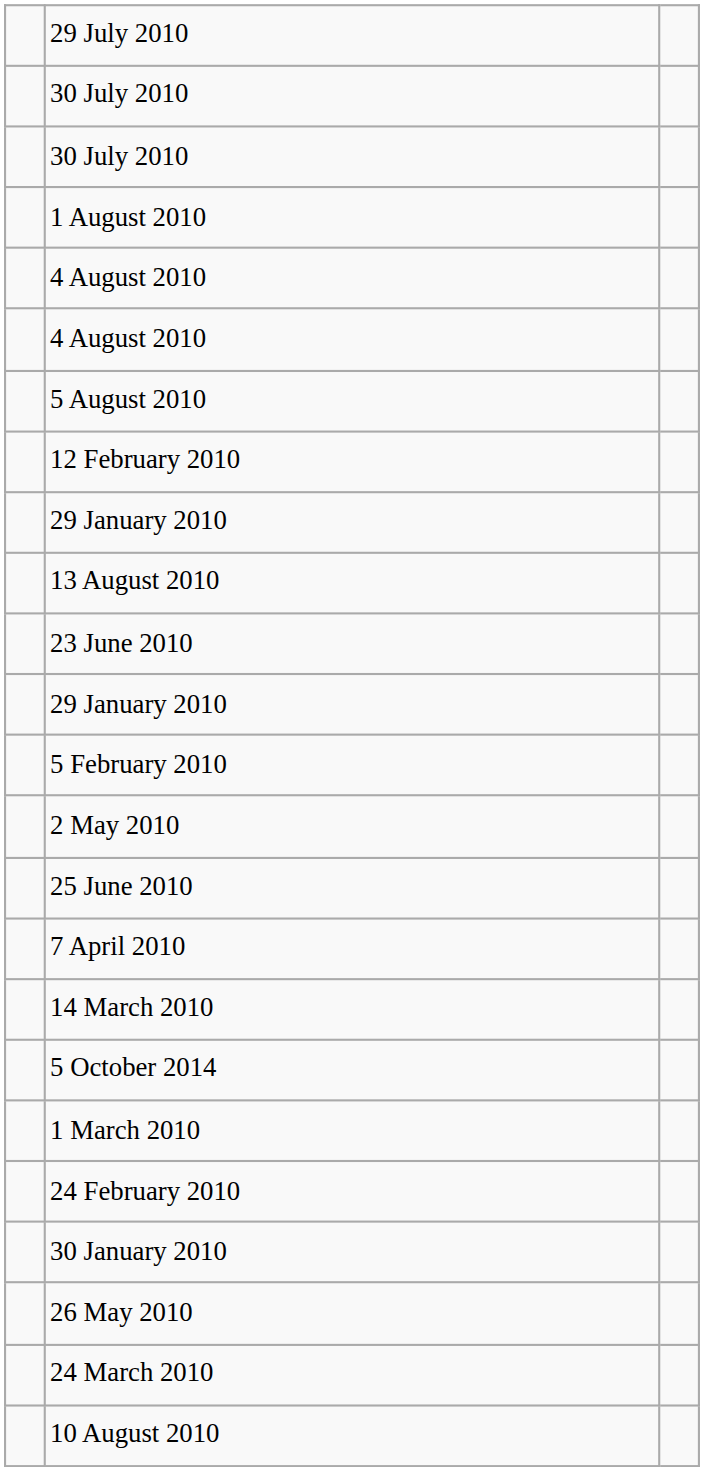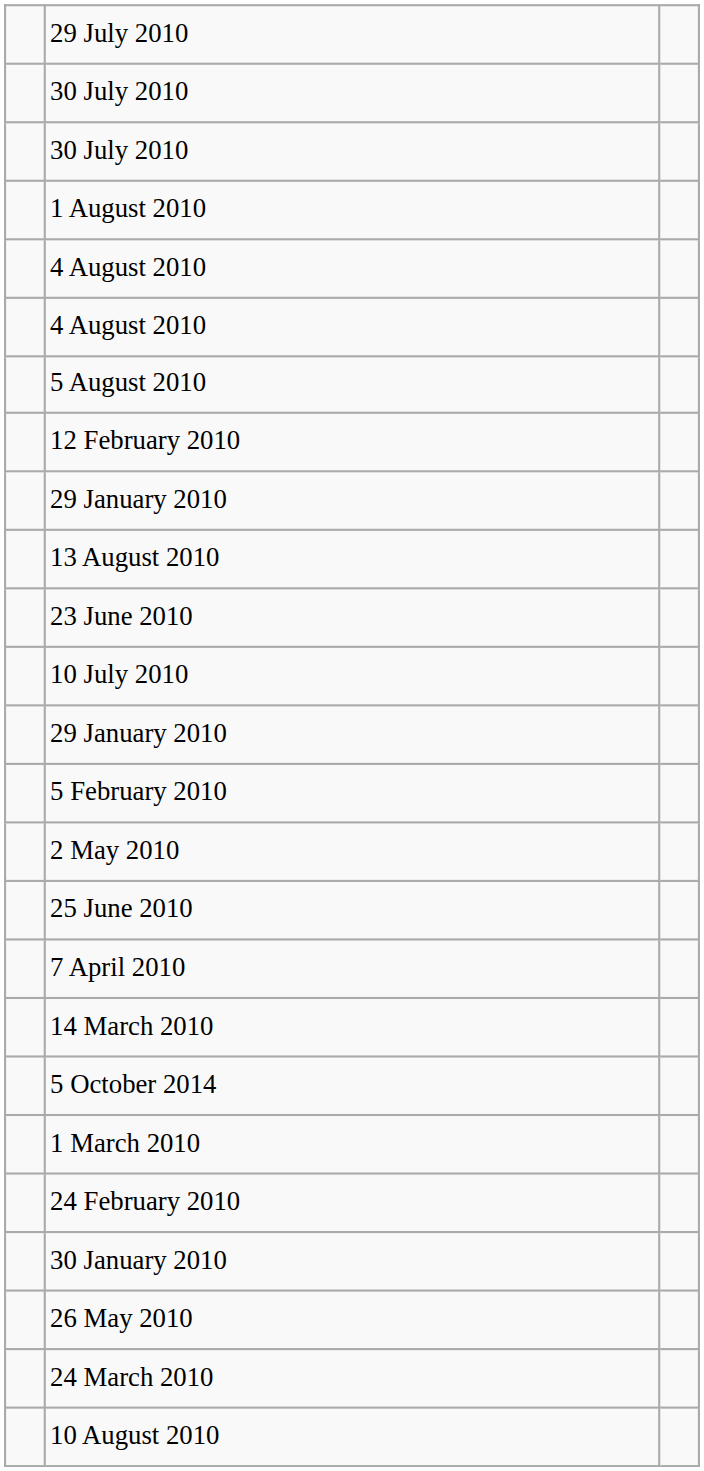+ row: (24, 677)
